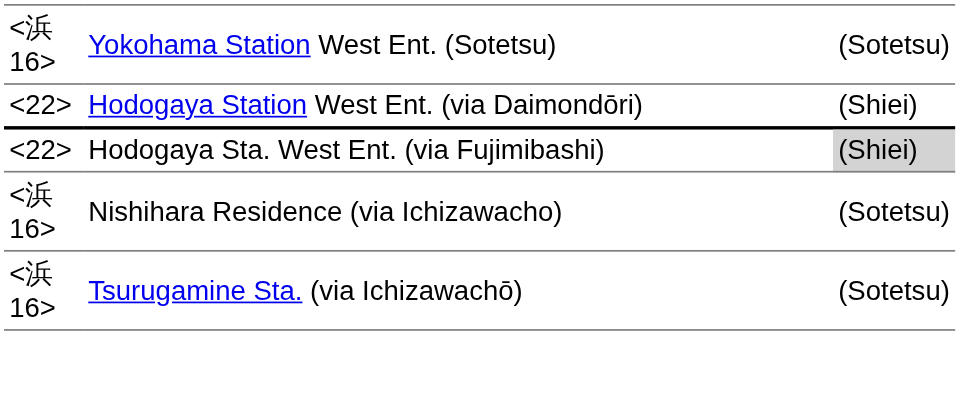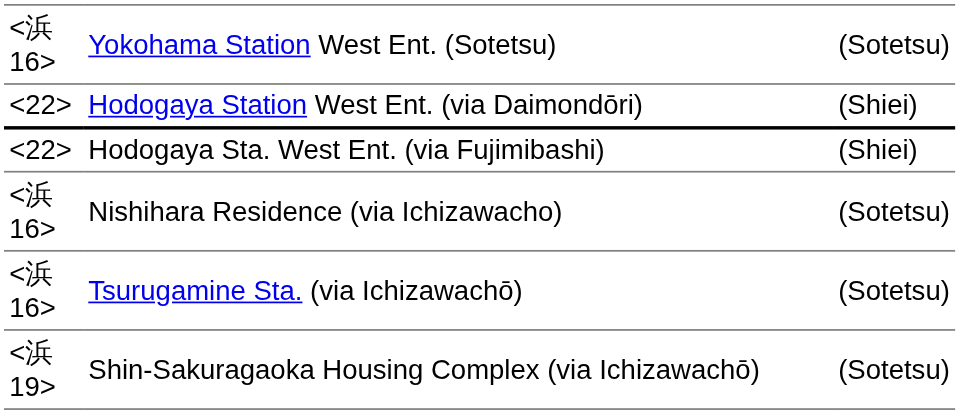(878, 149) lightgrey background -> (878, 149) no background
+ row: (424, 369)
